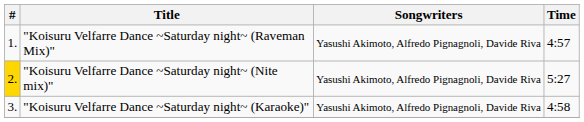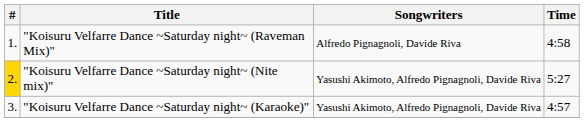(429, 43) Yasushi Akimoto, Alfredo Pignagnoli, Davide Riva -> (389, 43) Alfredo Pignagnoli, Davide Riva
(559, 43) 4:57 -> (559, 43) 4:58
(559, 106) 4:58 -> (559, 106) 4:57
